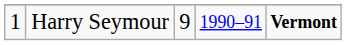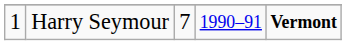(185, 22) 9 -> (185, 22) 7
